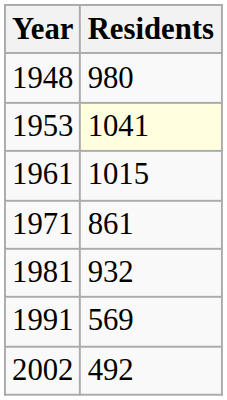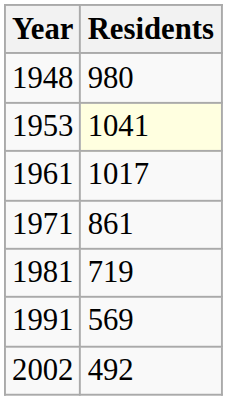(118, 175) 1015 -> (118, 175) 1017
(111, 272) 932 -> (111, 272) 719
